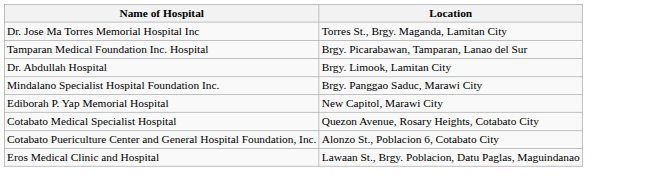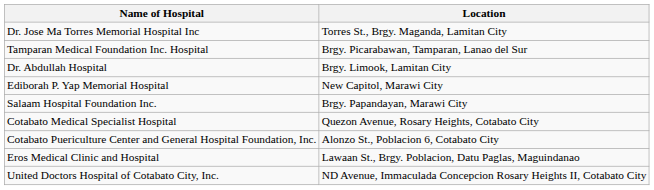- row: (113, 85)
+ row: (82, 103)
+ row: (113, 175)
